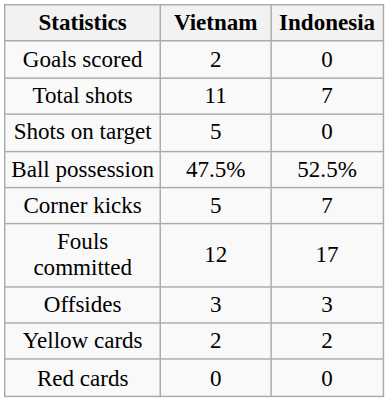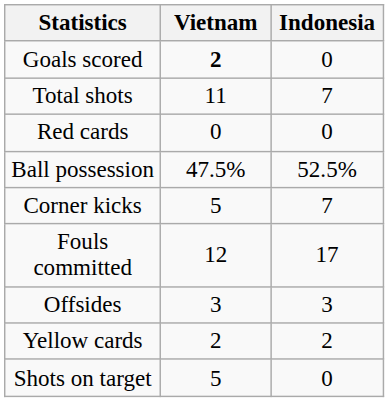(216, 59) normal -> (216, 59) bold
rows swapped: (83, 132) <-> (83, 377)
